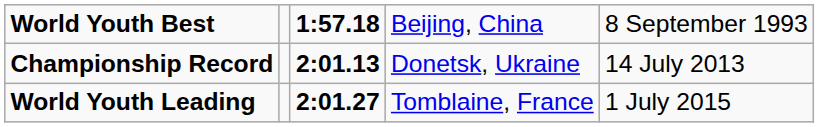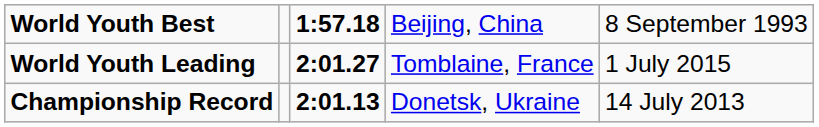rows swapped: (142, 63) <-> (133, 102)
